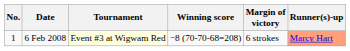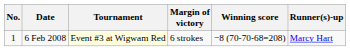columns swapped: (206, 17) <-> (266, 17)
(311, 38) lightsalmon background -> (311, 38) no background
